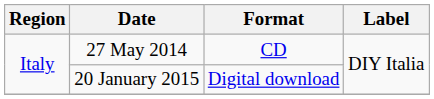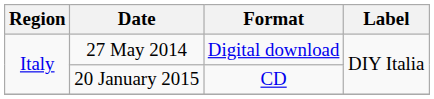(274, 49) CD -> (274, 49) Digital download
(274, 79) Digital download -> (274, 79) CD
